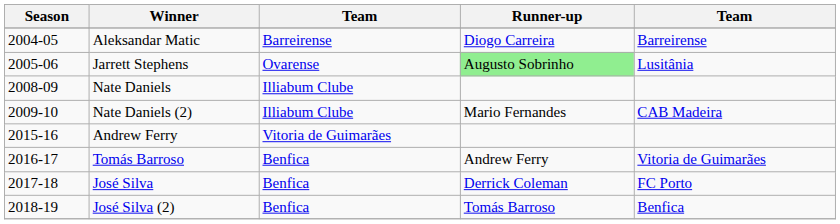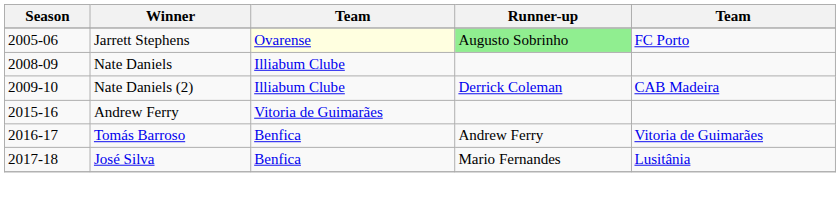- row: (146, 40)
(291, 64) no background -> (283, 40) lightyellow background
(665, 64) Lusitânia -> (662, 40) FC Porto
(515, 111) Mario Fernandes -> (510, 87) Derrick Coleman
(516, 183) Derrick Coleman -> (510, 159) Mario Fernandes
(665, 183) FC Porto -> (662, 159) Lusitânia
- row: (134, 207)
